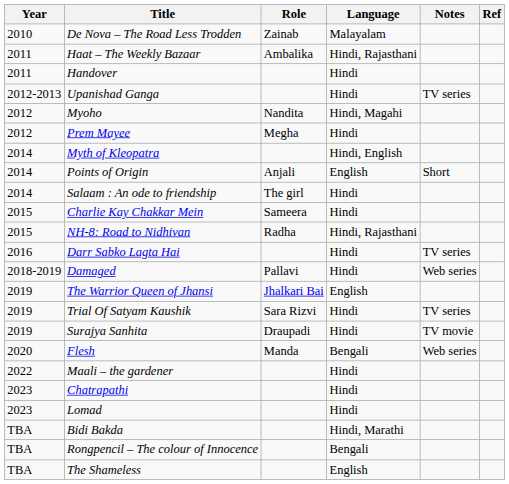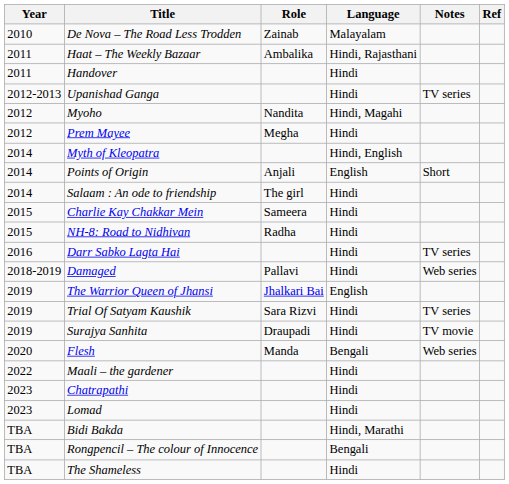(373, 232) Hindi, Rajasthani -> (344, 232) Hindi
(349, 469) English -> (344, 469) Hindi
